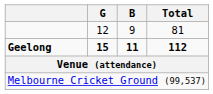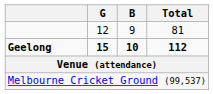(132, 47) 11 -> (132, 47) 10
